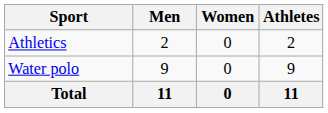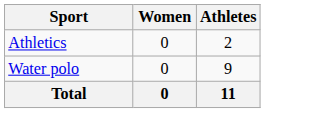- column: (165, 17)
